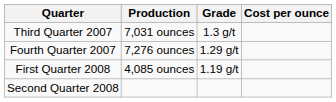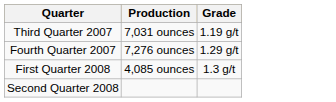- column: (287, 13)
(219, 32) 1.3 g/t -> (219, 32) 1.19 g/t
(219, 69) 1.19 g/t -> (219, 69) 1.3 g/t
